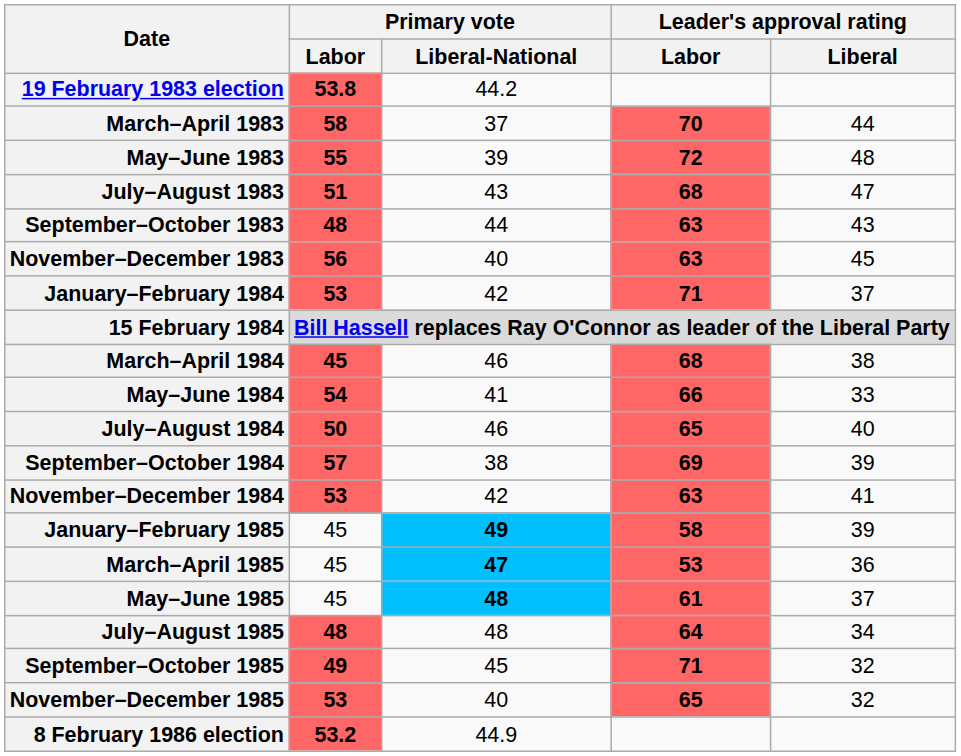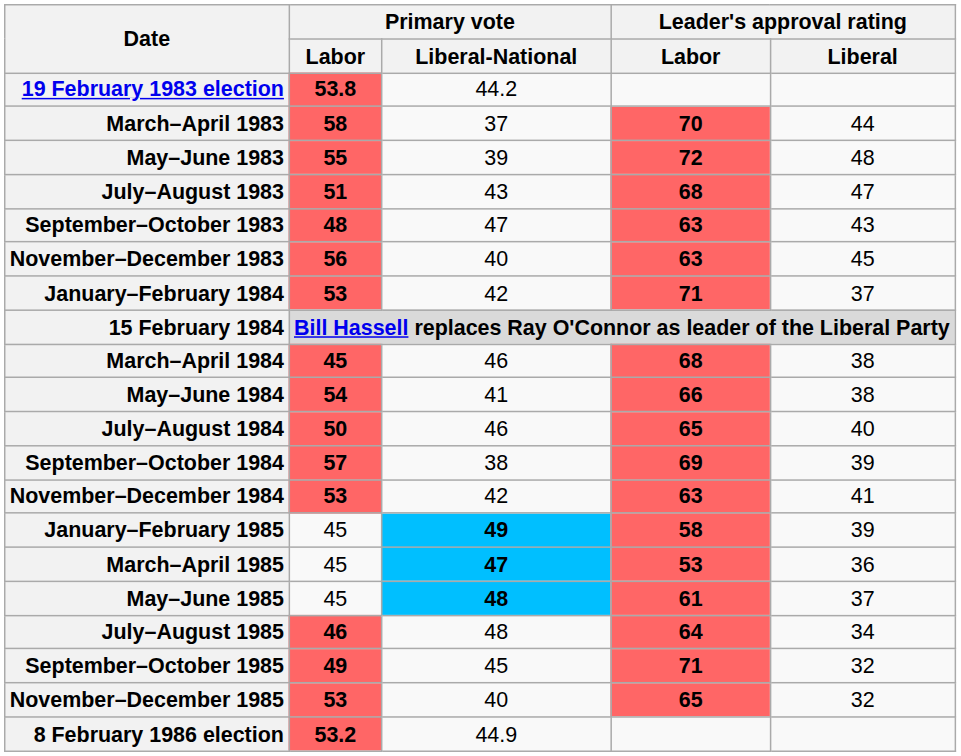(496, 225) 44 -> (496, 225) 47
(863, 395) 33 -> (863, 395) 38
(335, 632) 48 -> (335, 632) 46
